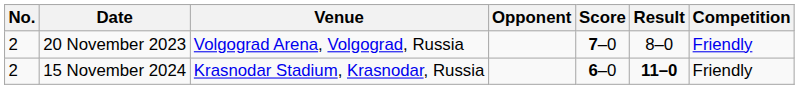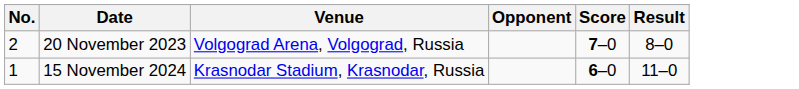- column: (742, 17)
(13, 71) 2 -> (13, 71) 1
(659, 71) bold -> (659, 71) normal
